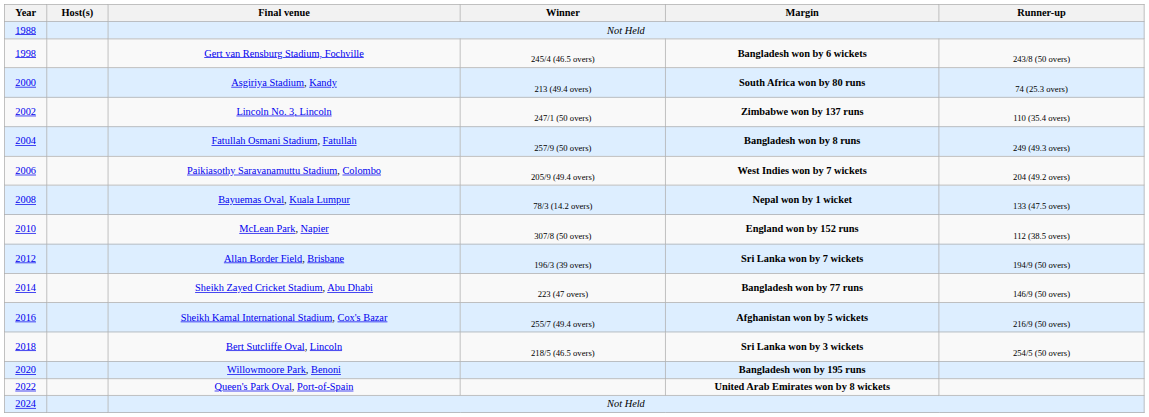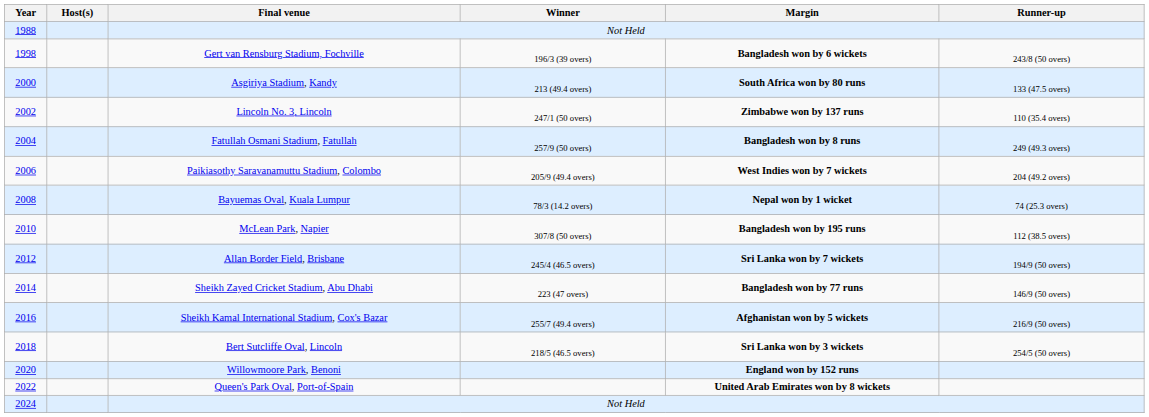(563, 60) 245/4 (46.5 overs) -> (563, 60) 196/3 (39 overs)
(1042, 89) 74 (25.3 overs) -> (1042, 89) 133 (47.5 overs)
(1042, 207) 133 (47.5 overs) -> (1042, 207) 74 (25.3 overs)
(802, 229) England won by 152 runs -> (802, 229) Bangladesh won by 195 runs
(563, 265) 196/3 (39 overs) -> (563, 265) 245/4 (46.5 overs)
(802, 370) Bangladesh won by 195 runs -> (802, 370) England won by 152 runs
